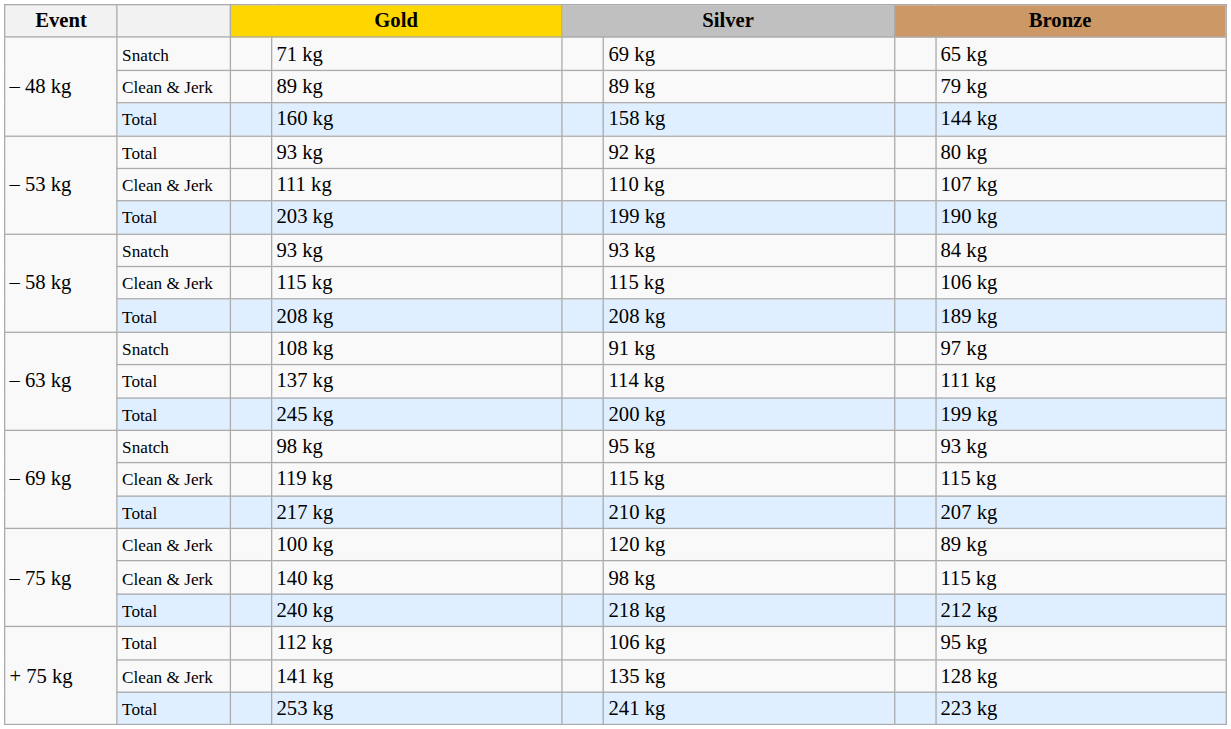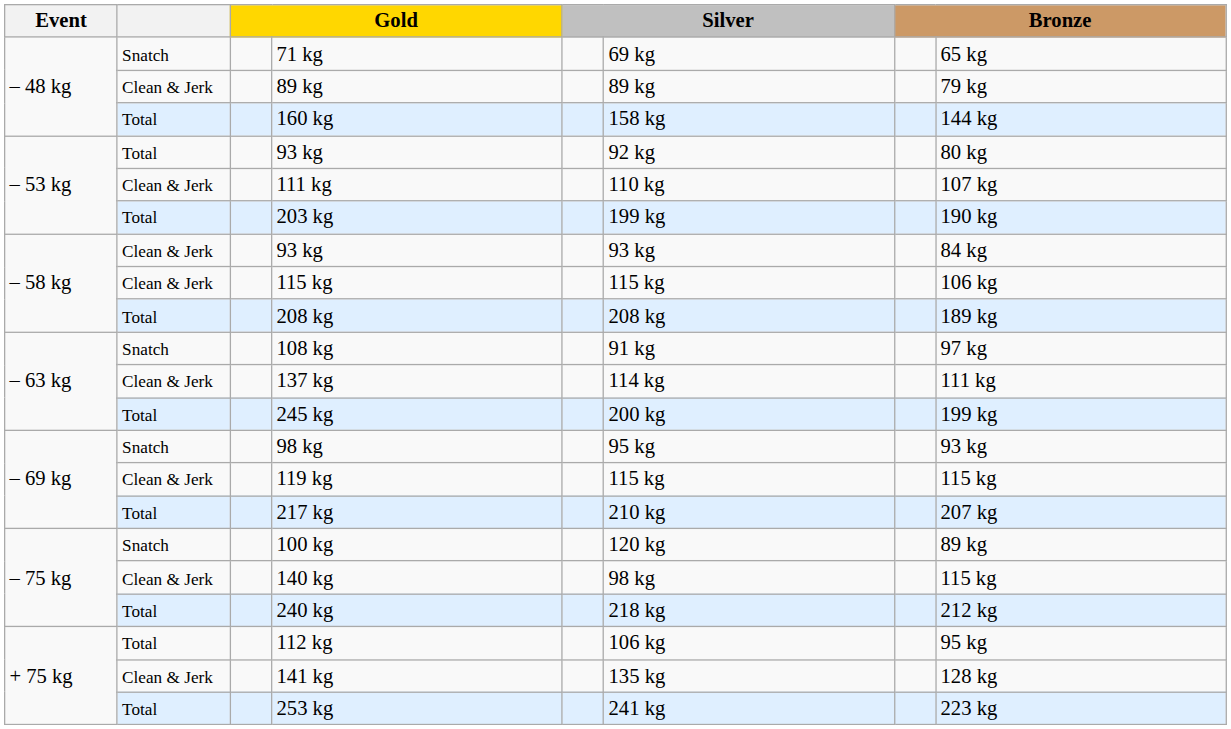(146, 251) Snatch -> (167, 251) Clean & Jerk
(140, 382) Total -> (167, 382) Clean & Jerk
(167, 545) Clean & Jerk -> (146, 545) Snatch
